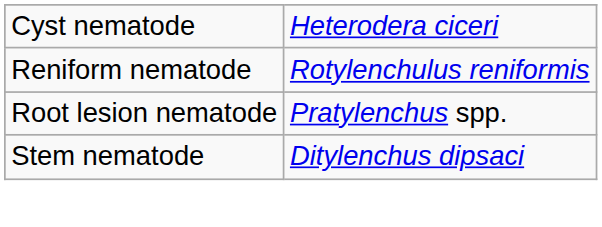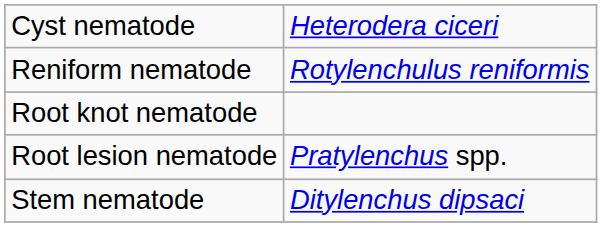+ row: (134, 112)
